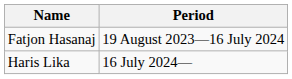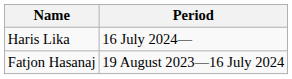rows swapped: (52, 39) <-> (39, 62)
